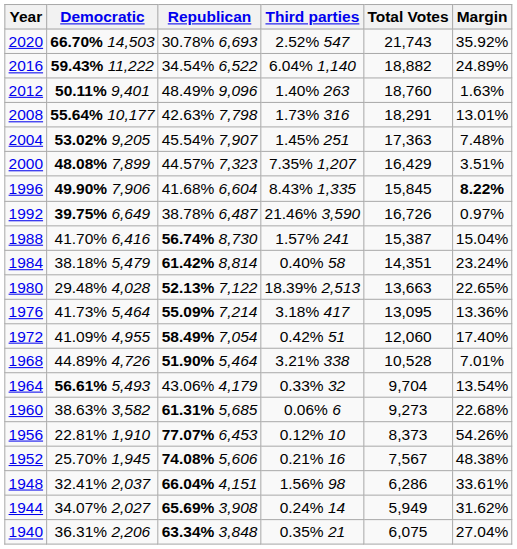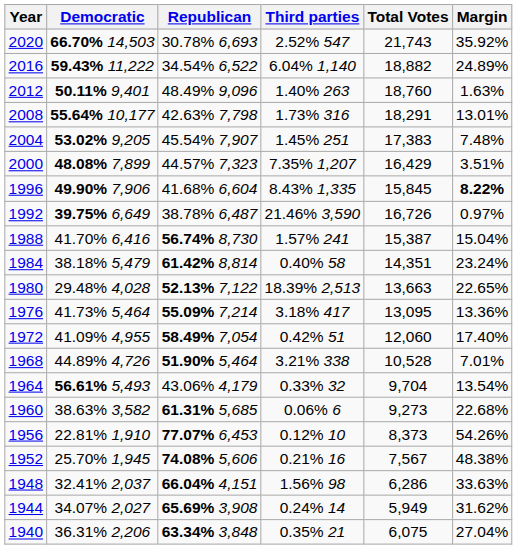(408, 140) 17,363 -> (408, 140) 17,383
(482, 483) 33.61% -> (482, 483) 33.63%
